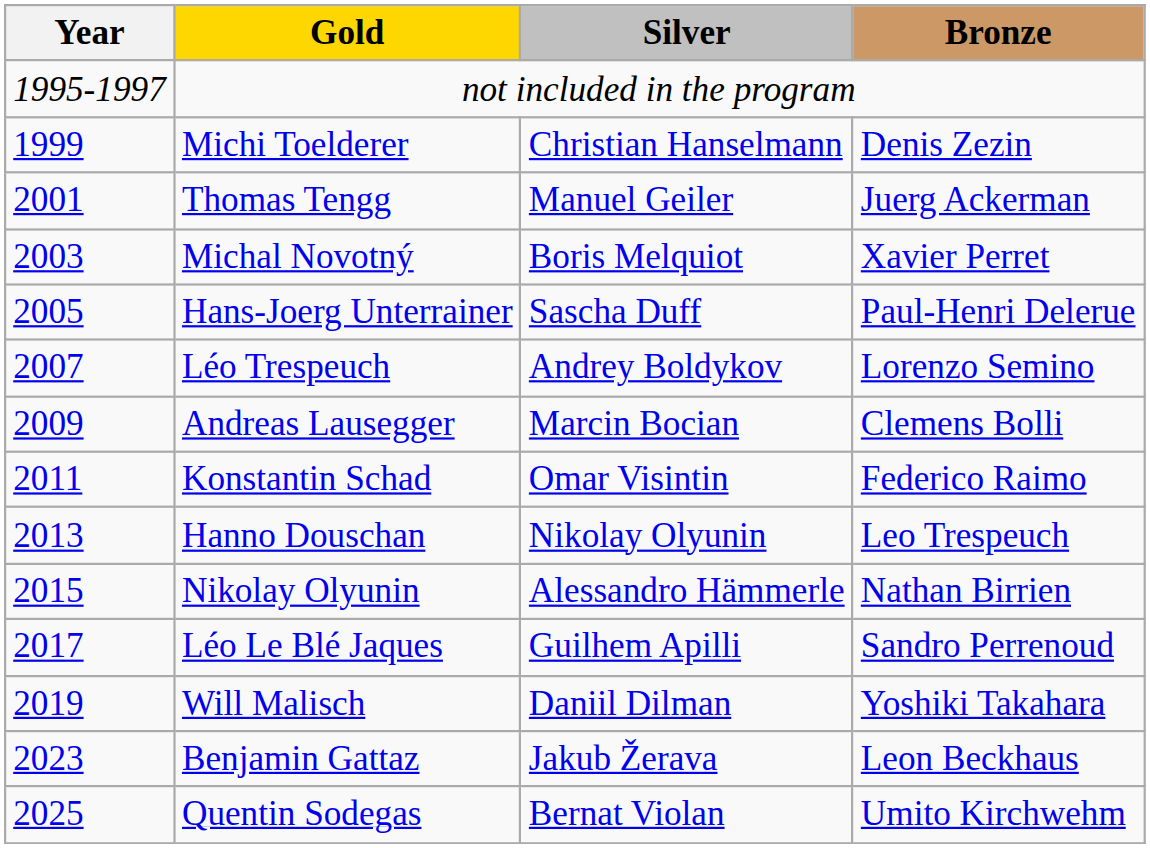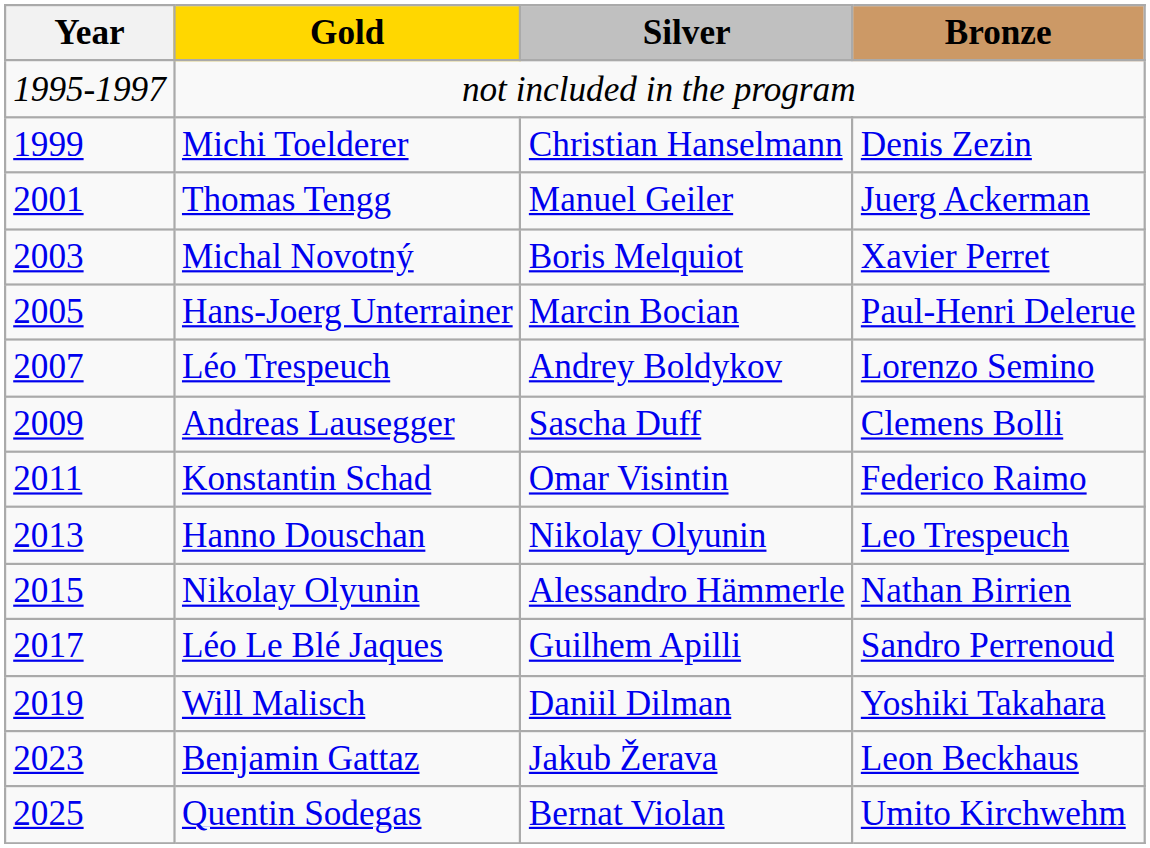(615, 311) Sascha Duff -> (634, 311) Marcin Bocian
(634, 423) Marcin Bocian -> (615, 423) Sascha Duff
